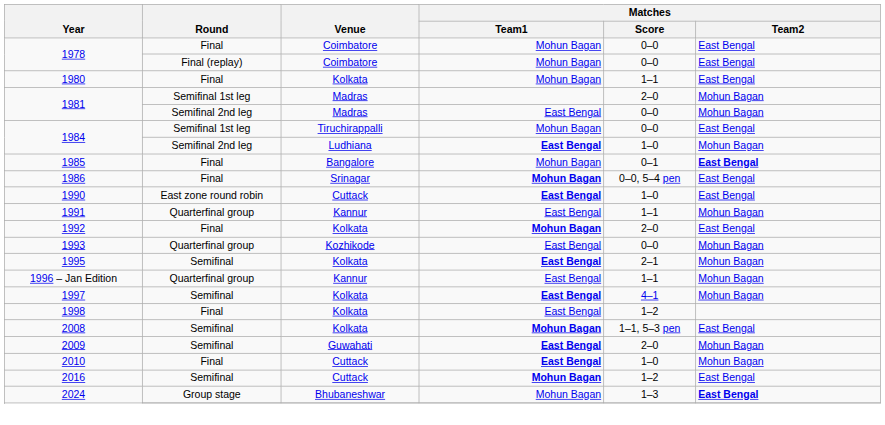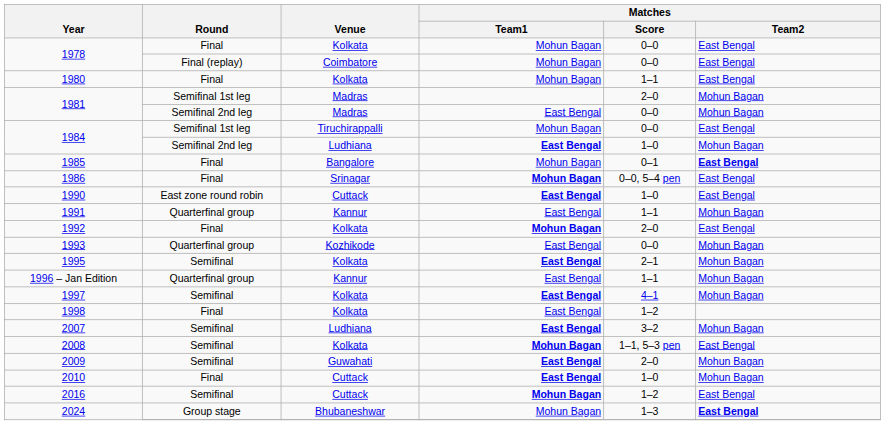(350, 46) Coimbatore -> (350, 46) Kolkata
+ row: (74, 329)
